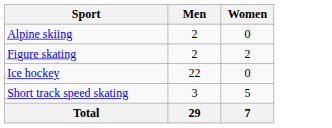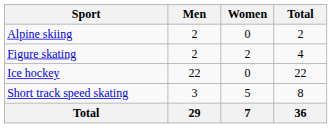+ column: (300, 14)
